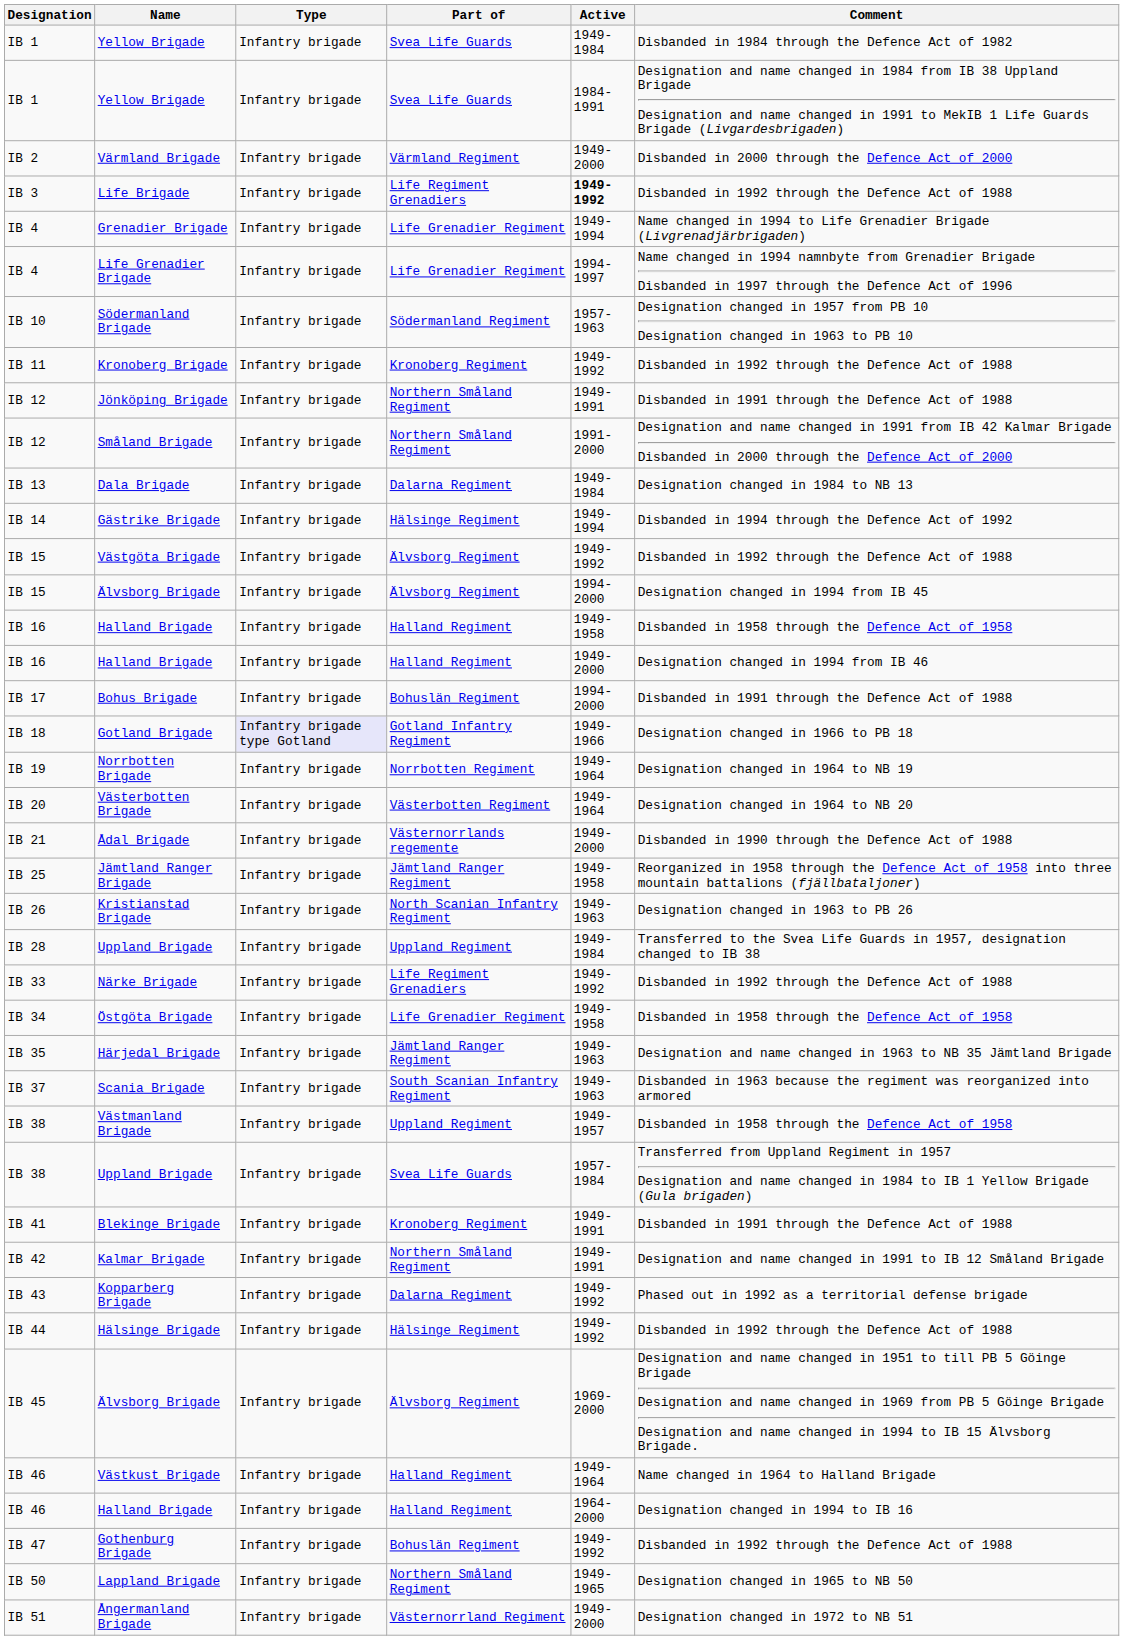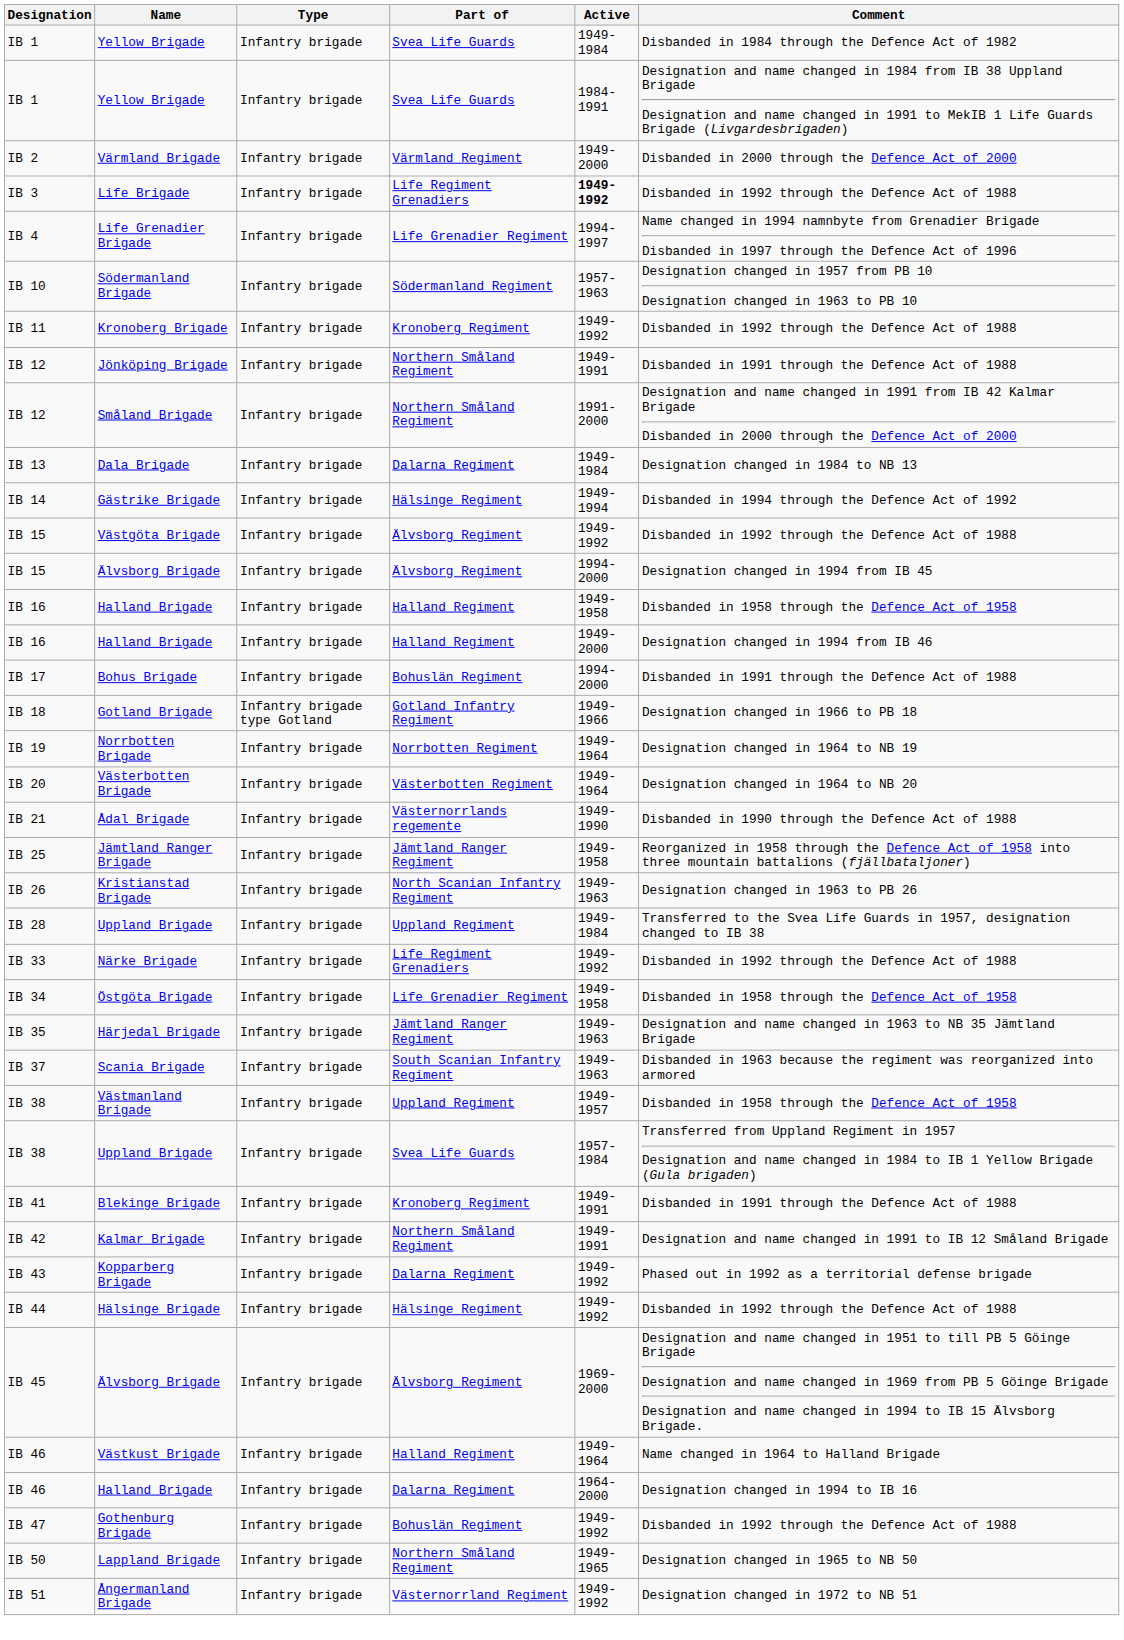- row: (23, 229)
(300, 734) lavender background -> (301, 713) no background
(593, 840) 1949-2000 -> (597, 820) 1949-1990
(451, 1511) Halland Regiment -> (454, 1490) Dalarna Regiment
(593, 1617) 1949-2000 -> (597, 1596) 1949-1992
